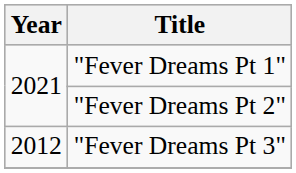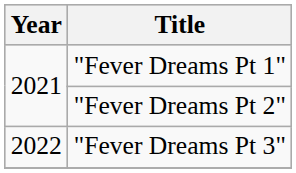(36, 146) 2012 -> (36, 146) 2022
